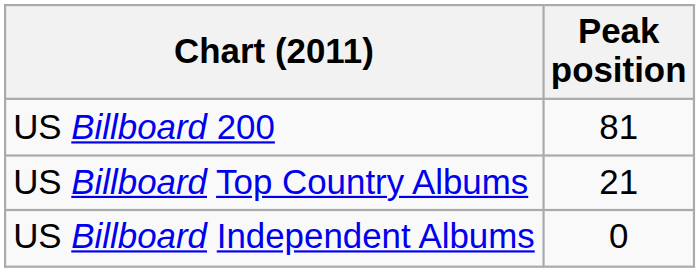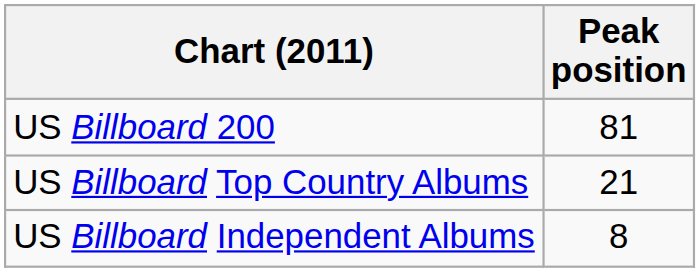(619, 237) 0 -> (619, 237) 8
